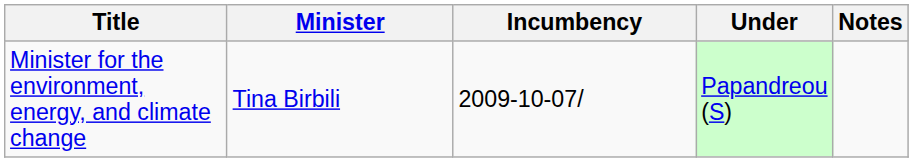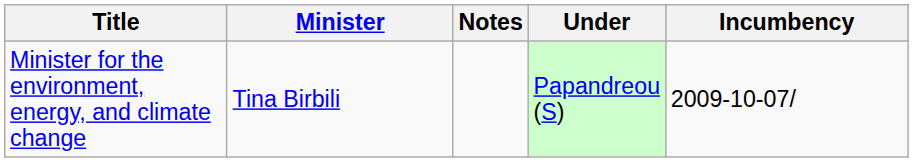columns swapped: (574, 22) <-> (870, 22)
